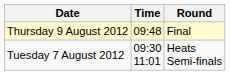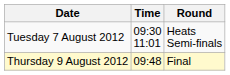rows swapped: (66, 55) <-> (68, 31)
